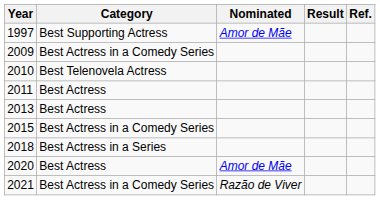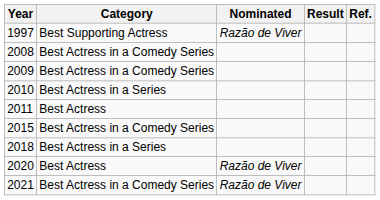(256, 33) Amor de Mãe -> (261, 33) Razão de Viver
+ row: (20, 52)
(103, 71) Best Telenovela Actress -> (103, 90) Best Actress in a Series
- row: (20, 109)
(256, 166) Amor de Mãe -> (261, 166) Razão de Viver
